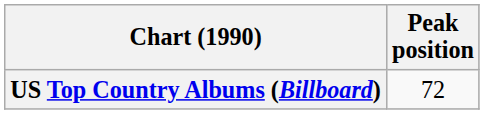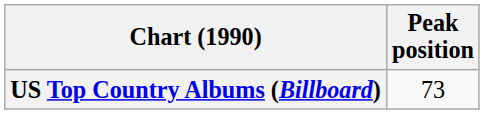(433, 89) 72 -> (433, 89) 73
